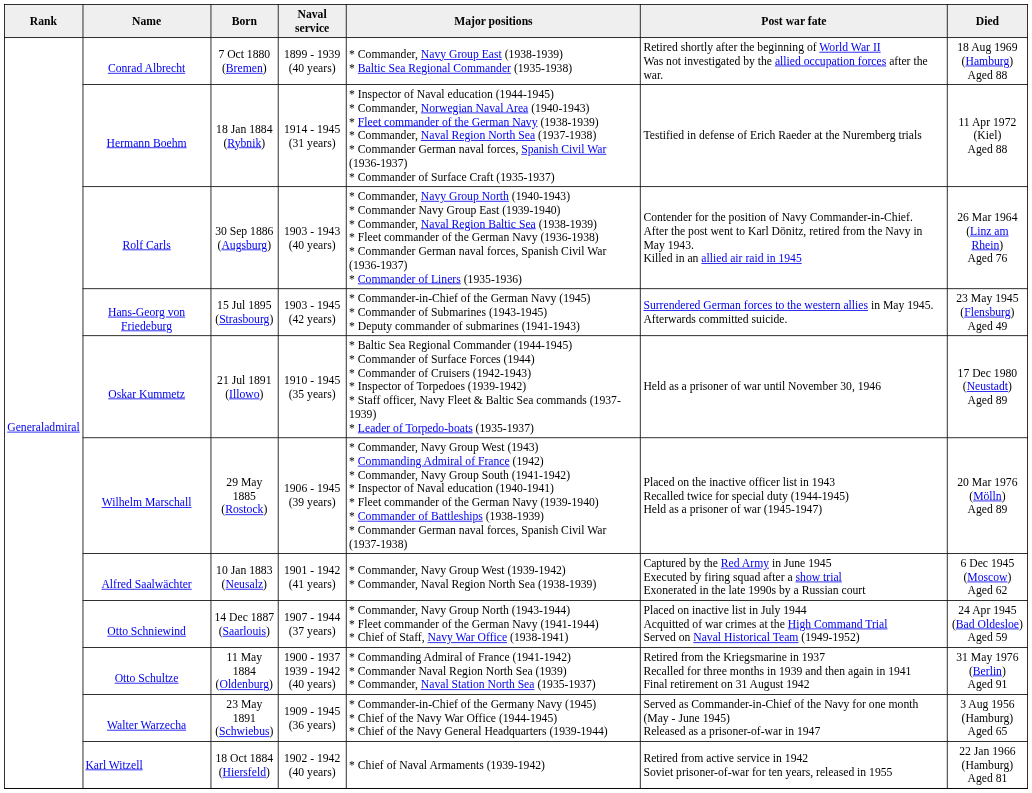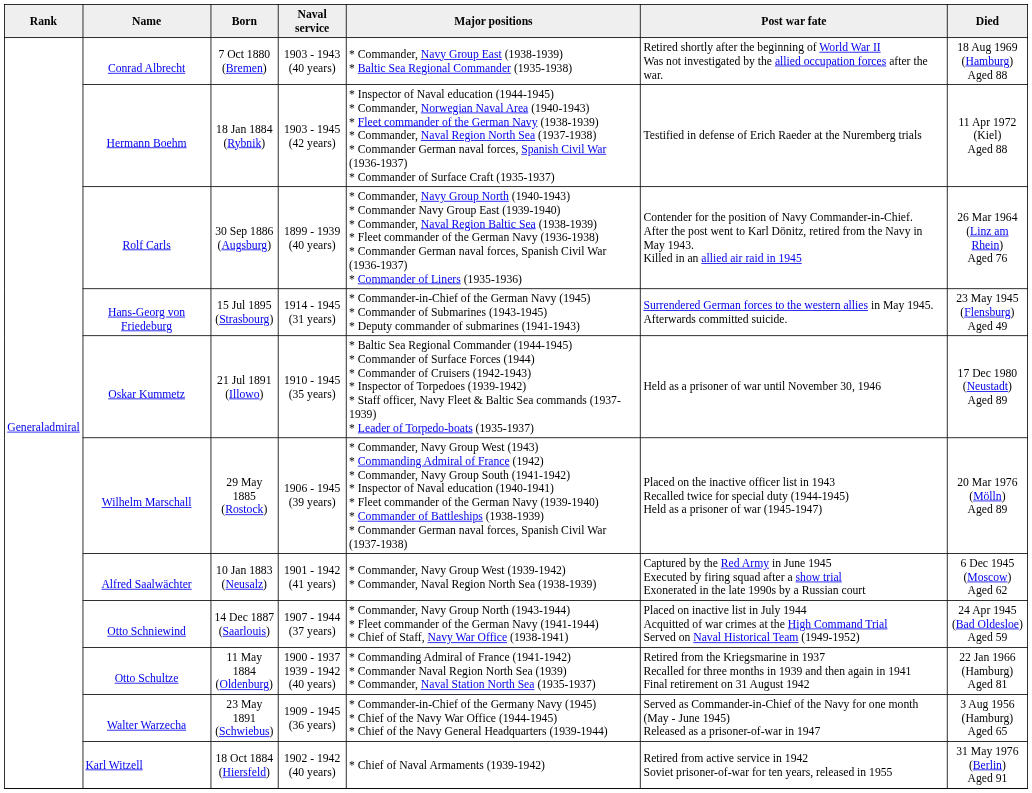(312, 61) 1899 - 1939 (40 years) -> (312, 61) 1903 - 1943 (40 years)
(312, 135) 1914 - 1945 (31 years) -> (312, 135) 1903 - 1945 (42 years)
(312, 237) 1903 - 1943 (40 years) -> (312, 237) 1899 - 1939 (40 years)
(312, 312) 1903 - 1945 (42 years) -> (312, 312) 1914 - 1945 (31 years)
(987, 671) 31 May 1976 (Berlin) Aged 91 -> (987, 671) 22 Jan 1966 (Hamburg) Aged 81
(987, 765) 22 Jan 1966 (Hamburg) Aged 81 -> (987, 765) 31 May 1976 (Berlin) Aged 91
